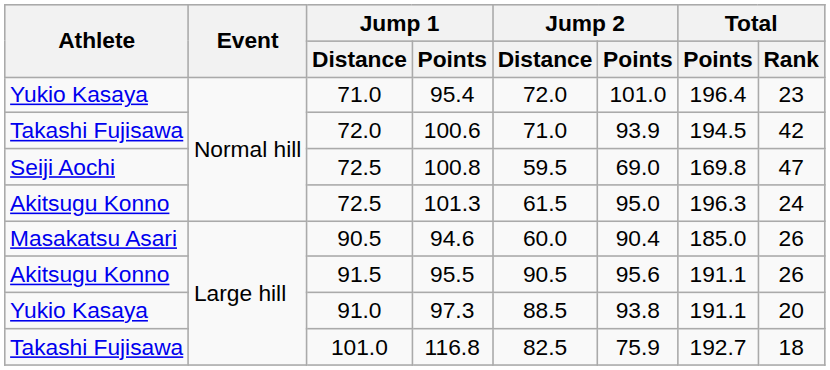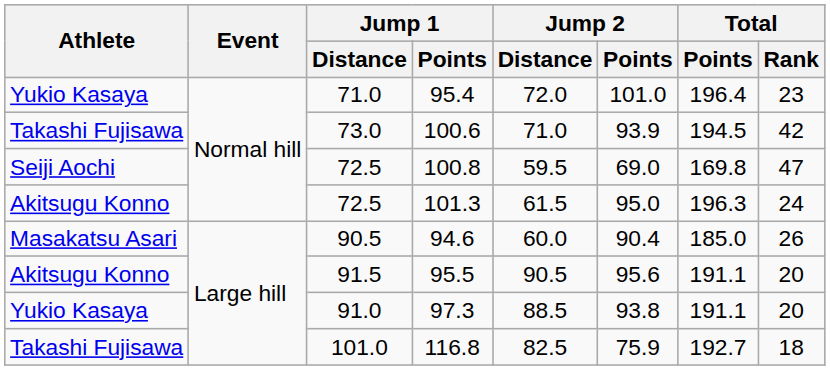(359, 131) 72.0 -> (359, 131) 73.0
(791, 275) 26 -> (791, 275) 20
